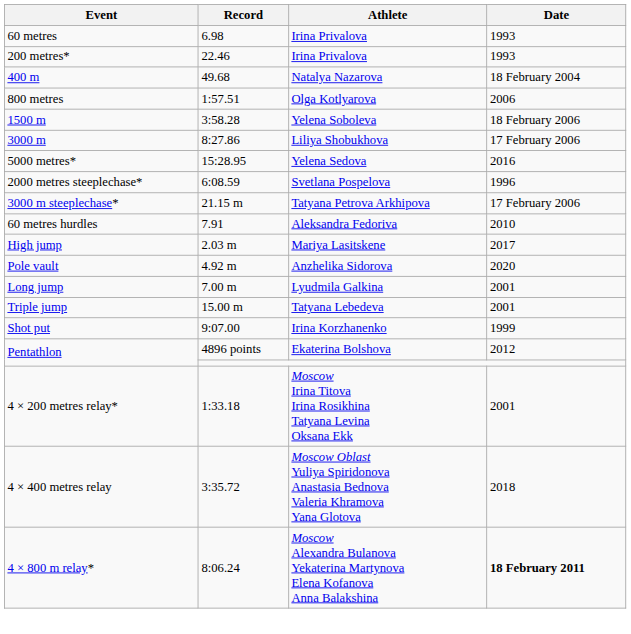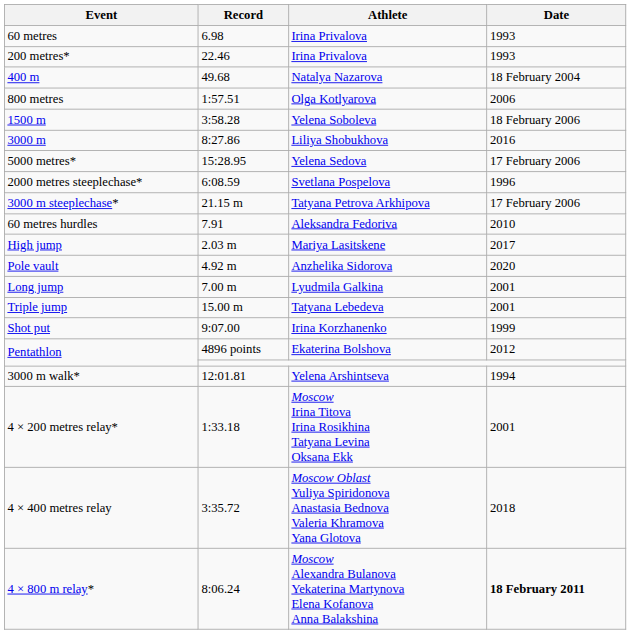(535, 140) 17 February 2006 -> (503, 140) 2016
(503, 161) 2016 -> (535, 161) 17 February 2006
+ row: (44, 376)
